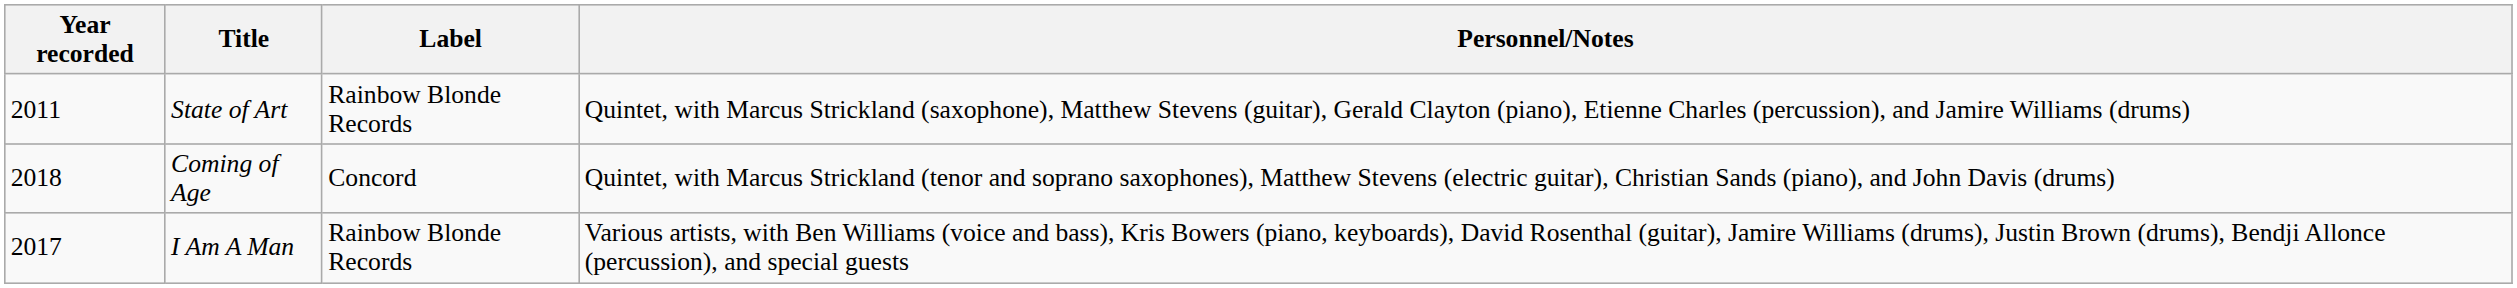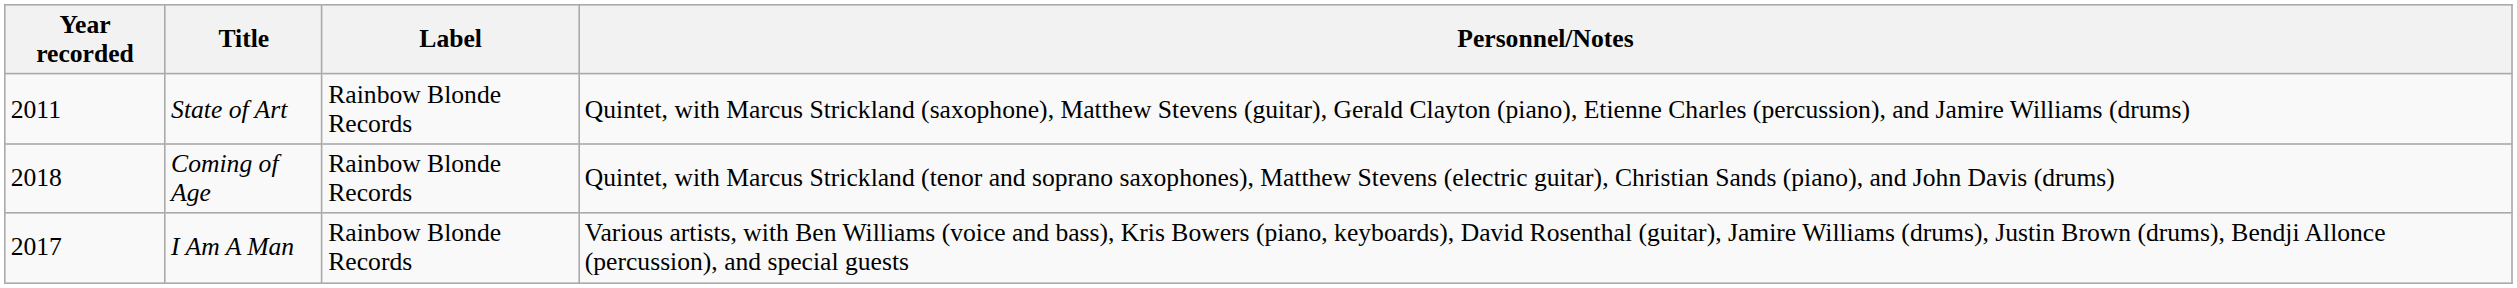(372, 178) Concord -> (415, 178) Rainbow Blonde Records
